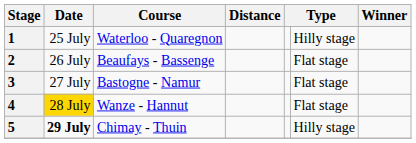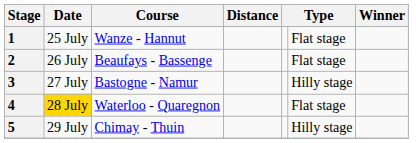(160, 37) Waterloo - Quaregnon -> (140, 37) Wanze - Hannut
(324, 37) Hilly stage -> (318, 37) Flat stage
(321, 82) Flat stage -> (322, 82) Hilly stage
(143, 104) Wanze - Hannut -> (157, 104) Waterloo - Quaregnon
(69, 127) bold -> (68, 127) normal
